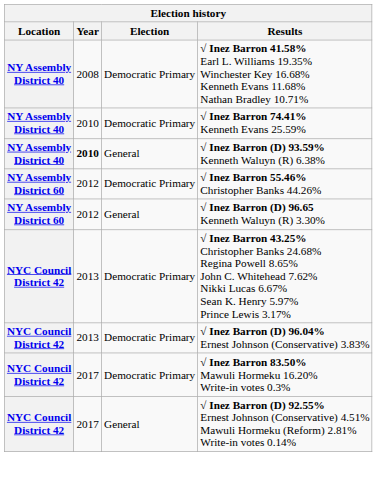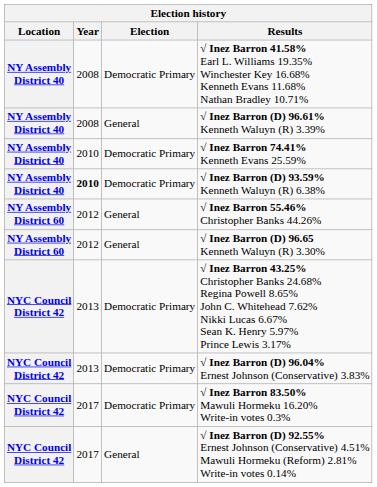+ row: (263, 123)
(122, 153) General -> (150, 184) Democratic Primary
(150, 184) Democratic Primary -> (122, 214) General
